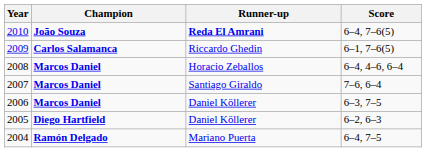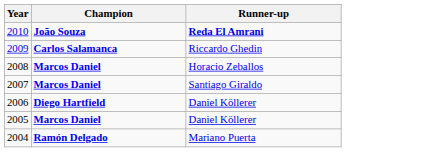- column: (381, 13)
(67, 102) Marcos Daniel -> (69, 102) Diego Hartfield
(69, 120) Diego Hartfield -> (67, 120) Marcos Daniel
